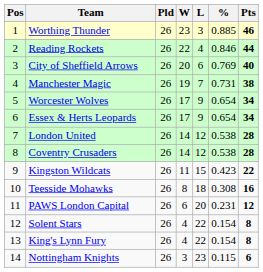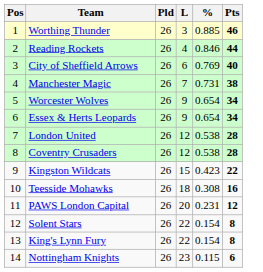- column: (184, 13)
